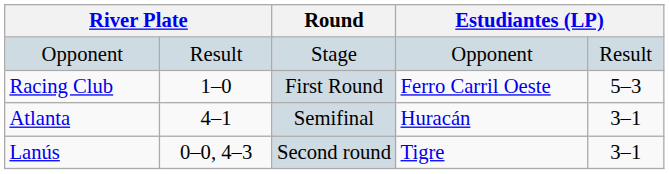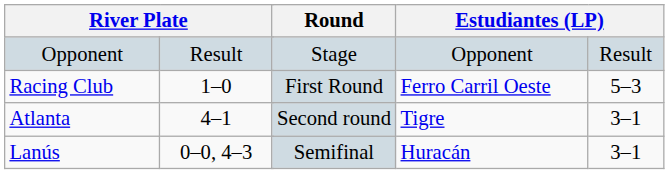(334, 119) Semifinal -> (334, 119) Second round
(435, 119) Huracán -> (423, 119) Tigre
(334, 151) Second round -> (334, 151) Semifinal
(423, 151) Tigre -> (435, 151) Huracán
